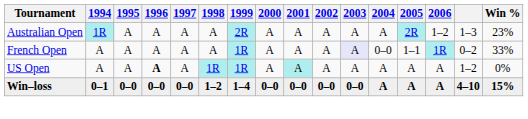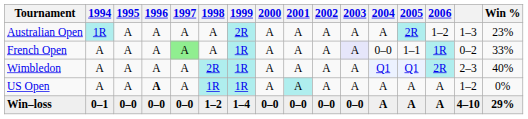(185, 50) no background -> (185, 50) lightgreen background
+ row: (34, 68)
(503, 86) 15% -> (503, 104) 29%
